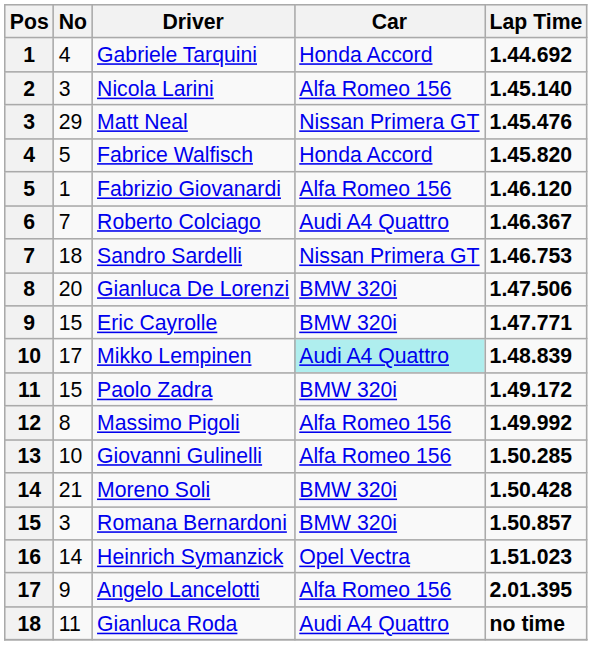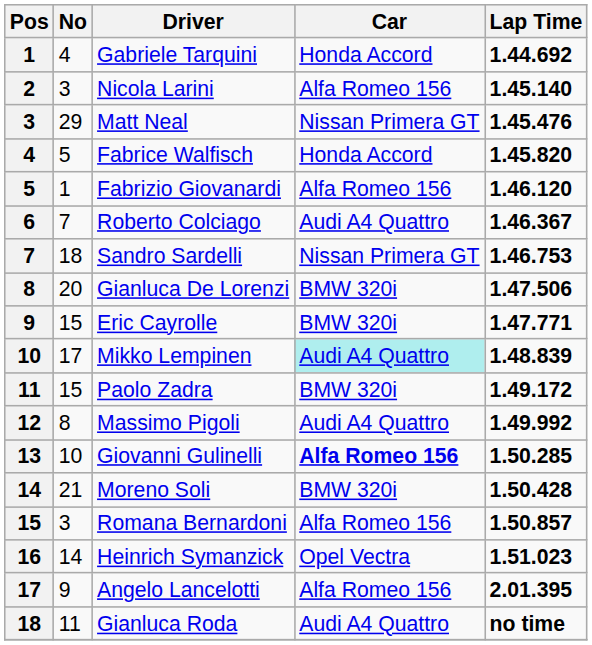(375, 422) Alfa Romeo 156 -> (374, 422) Audi A4 Quattro
(375, 456) normal -> (379, 456) bold
(348, 523) BMW 320i -> (375, 523) Alfa Romeo 156
